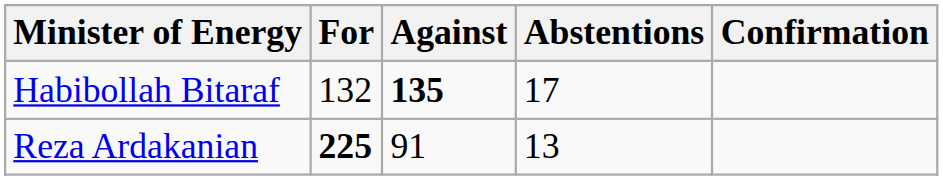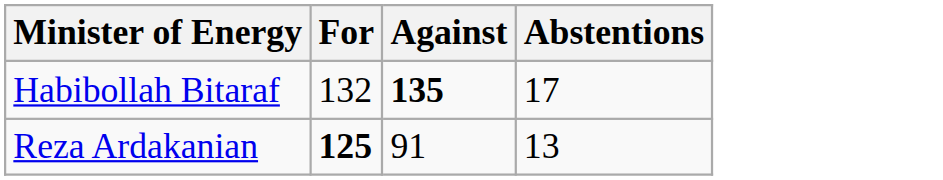- column: (825, 32)
(345, 145) 225 -> (345, 145) 125
